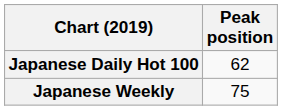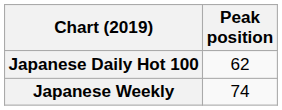(240, 91) 75 -> (240, 91) 74
